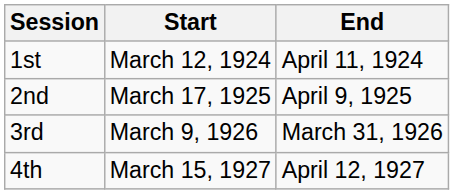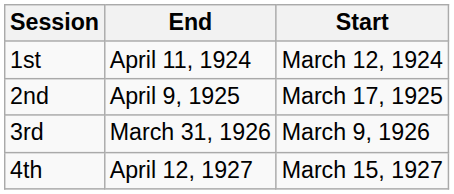columns swapped: (190, 22) <-> (362, 22)
